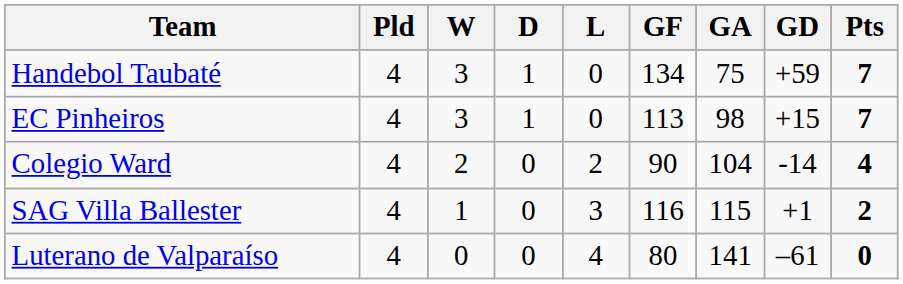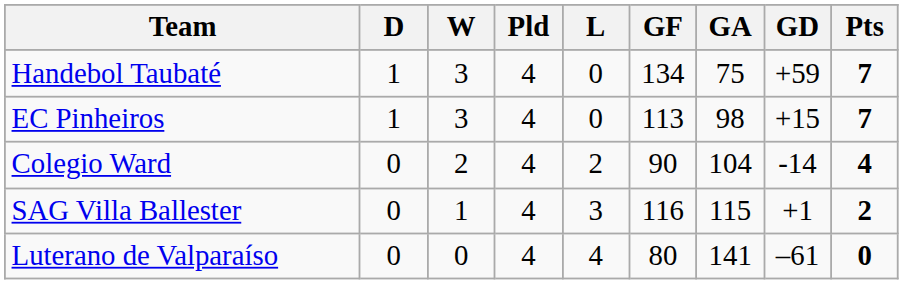columns swapped: (394, 27) <-> (528, 27)
